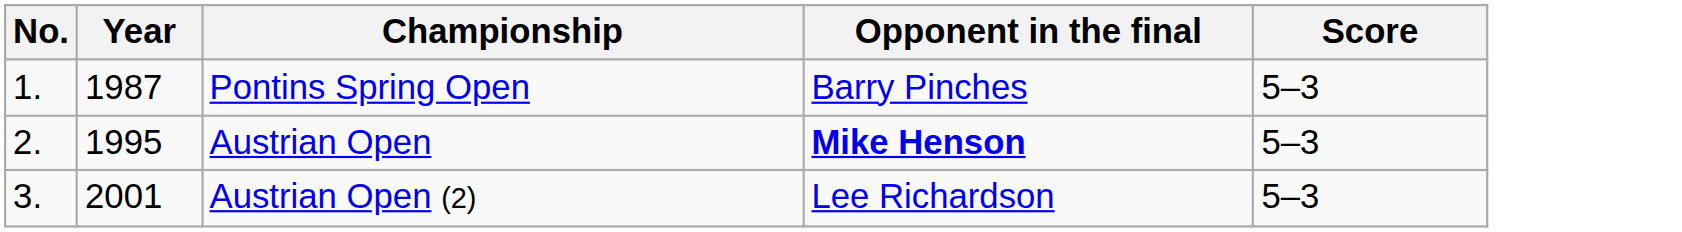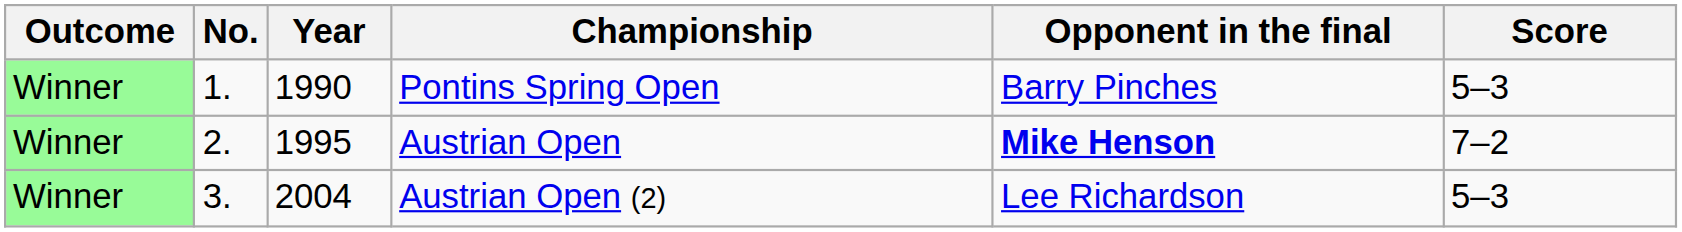+ column: (100, 32)
(124, 87) 1987 -> (313, 87) 1990
(1290, 142) 5–3 -> (1480, 142) 7–2
(124, 197) 2001 -> (313, 197) 2004
